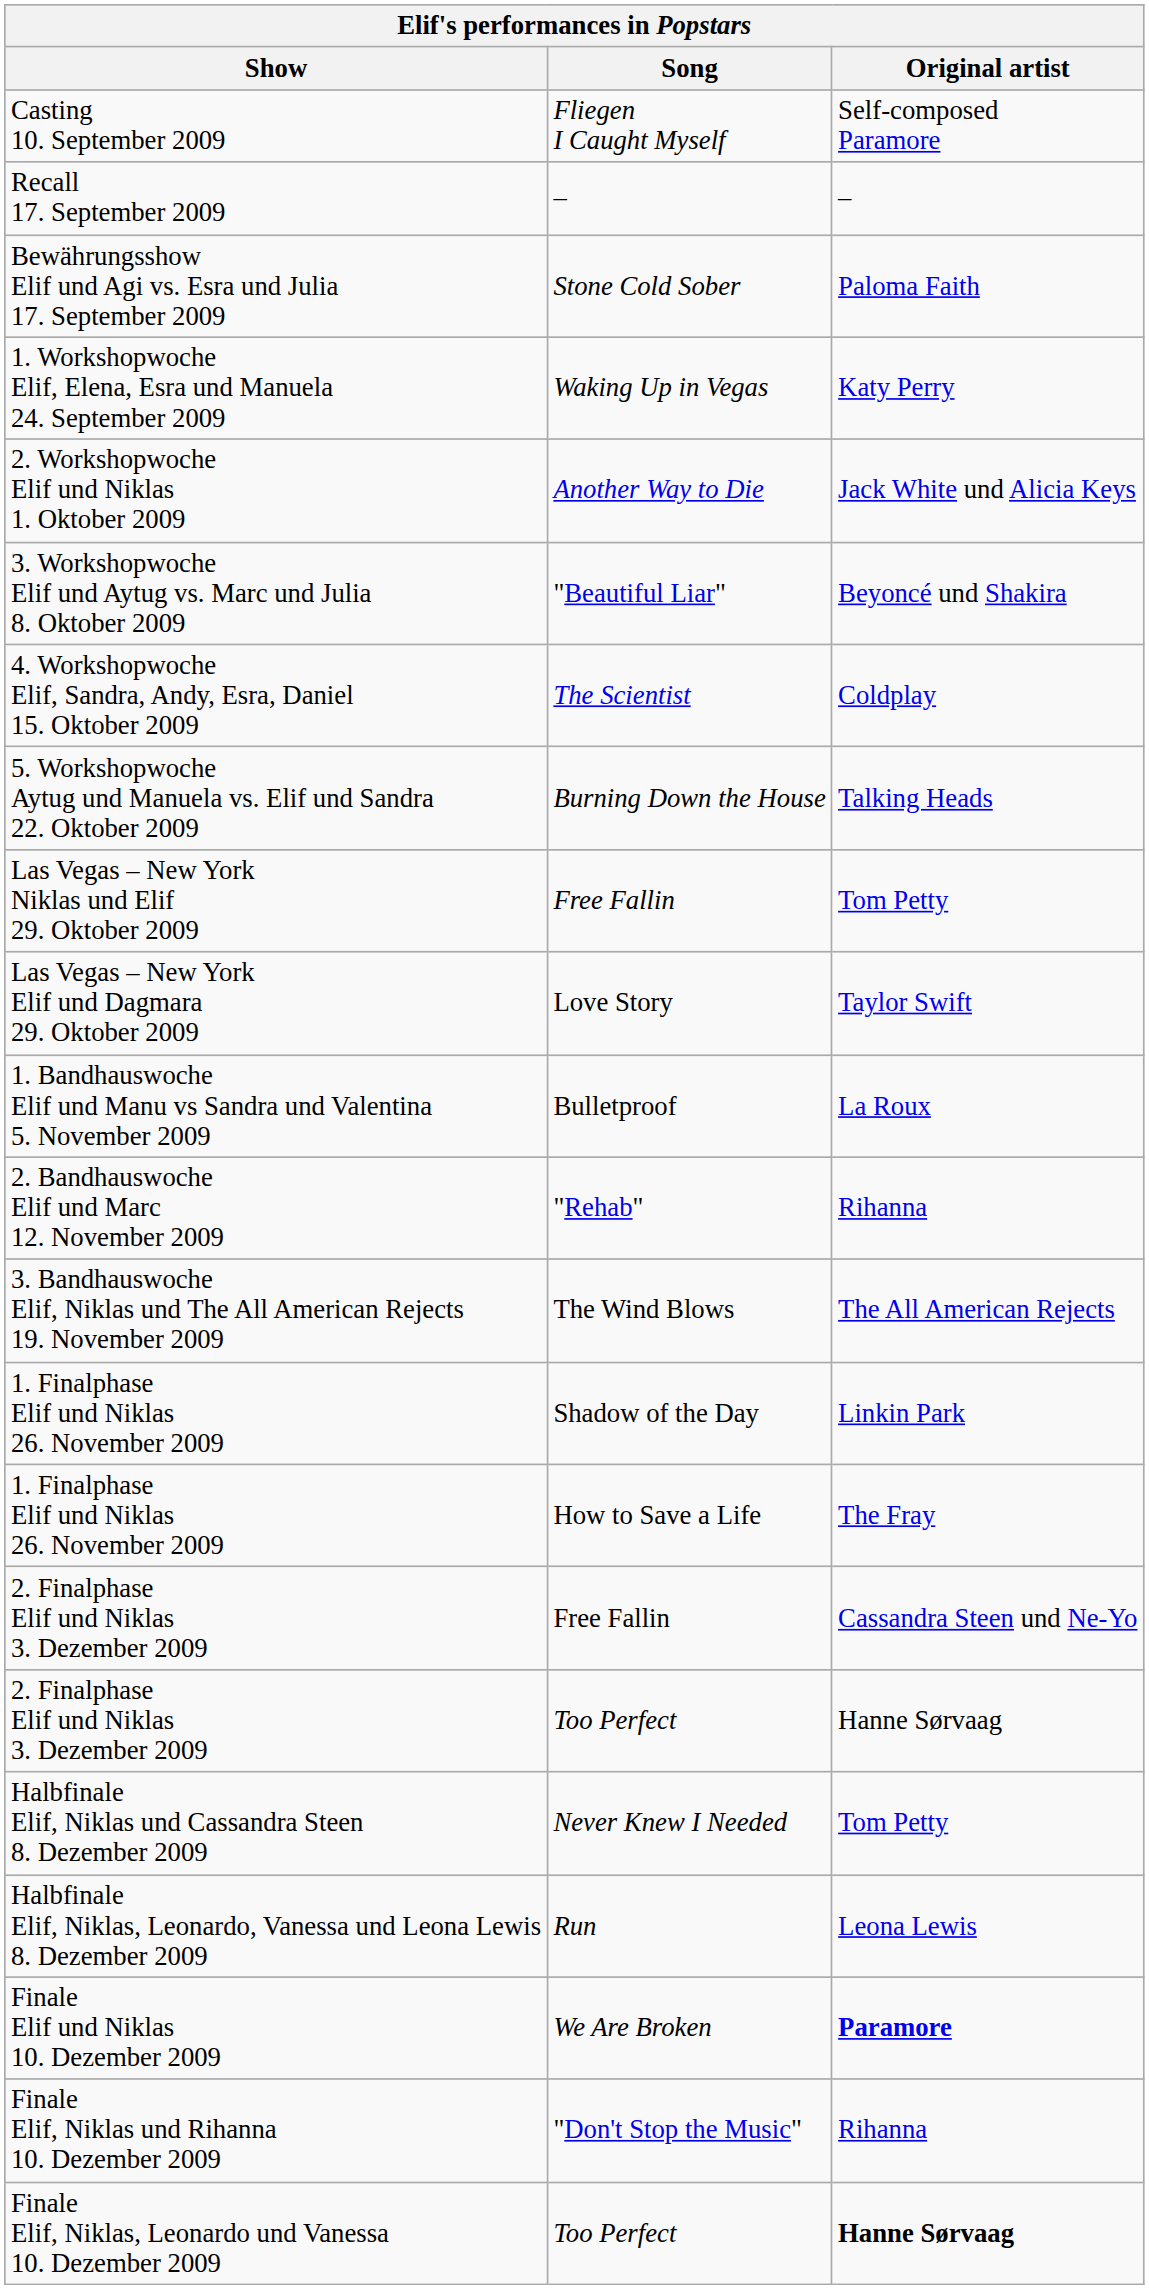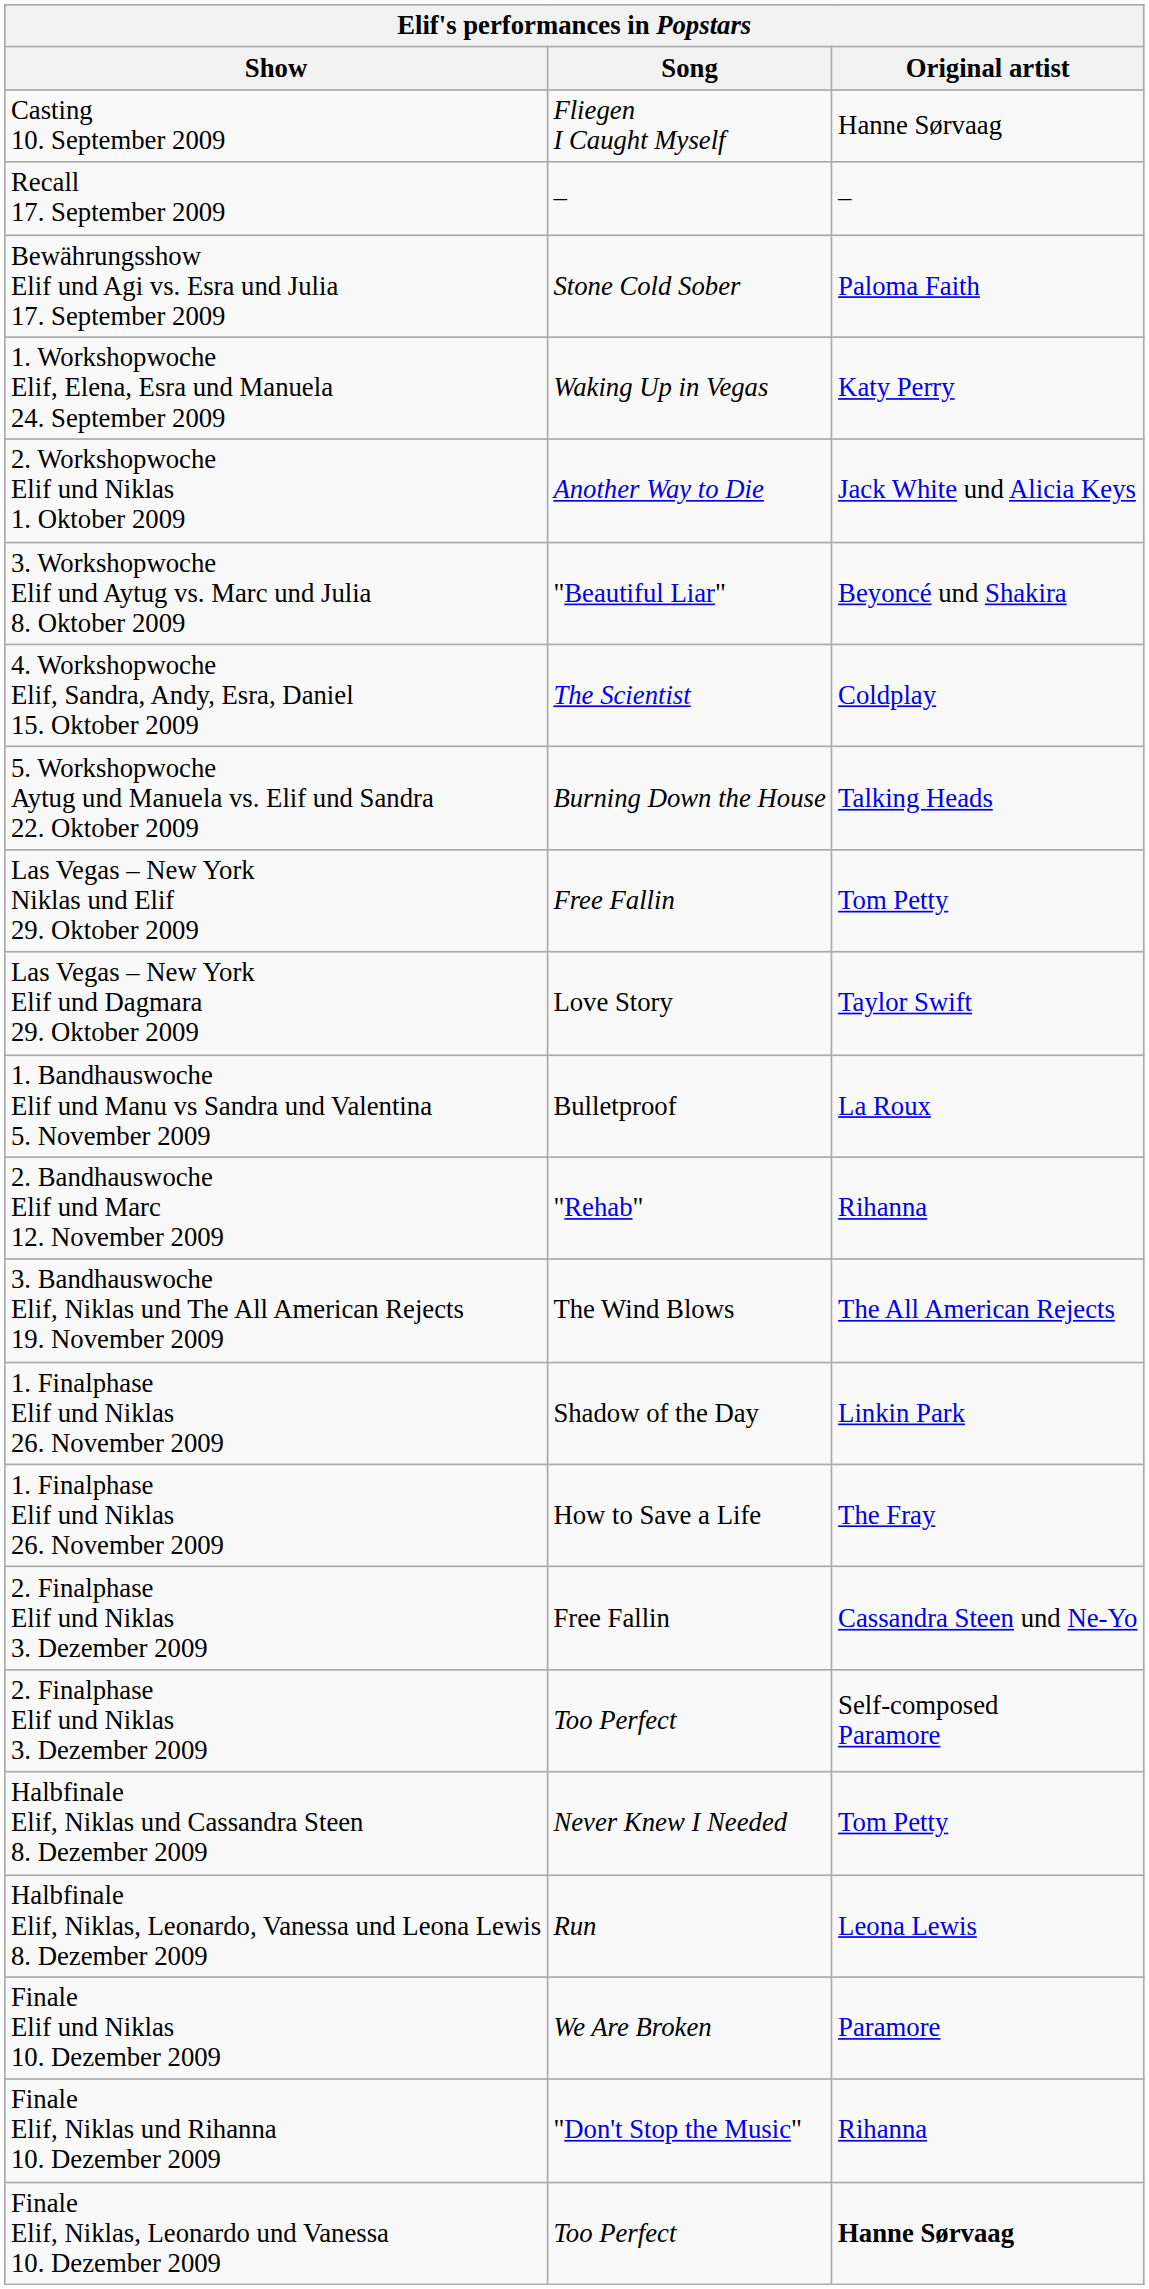(918, 125) Self-composed Paramore -> (920, 125) Hanne Sørvaag
(920, 1720) Hanne Sørvaag -> (918, 1720) Self-composed Paramore
(895, 2027) bold -> (889, 2027) normal
